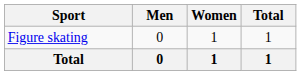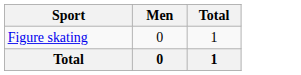- column: (214, 15)
